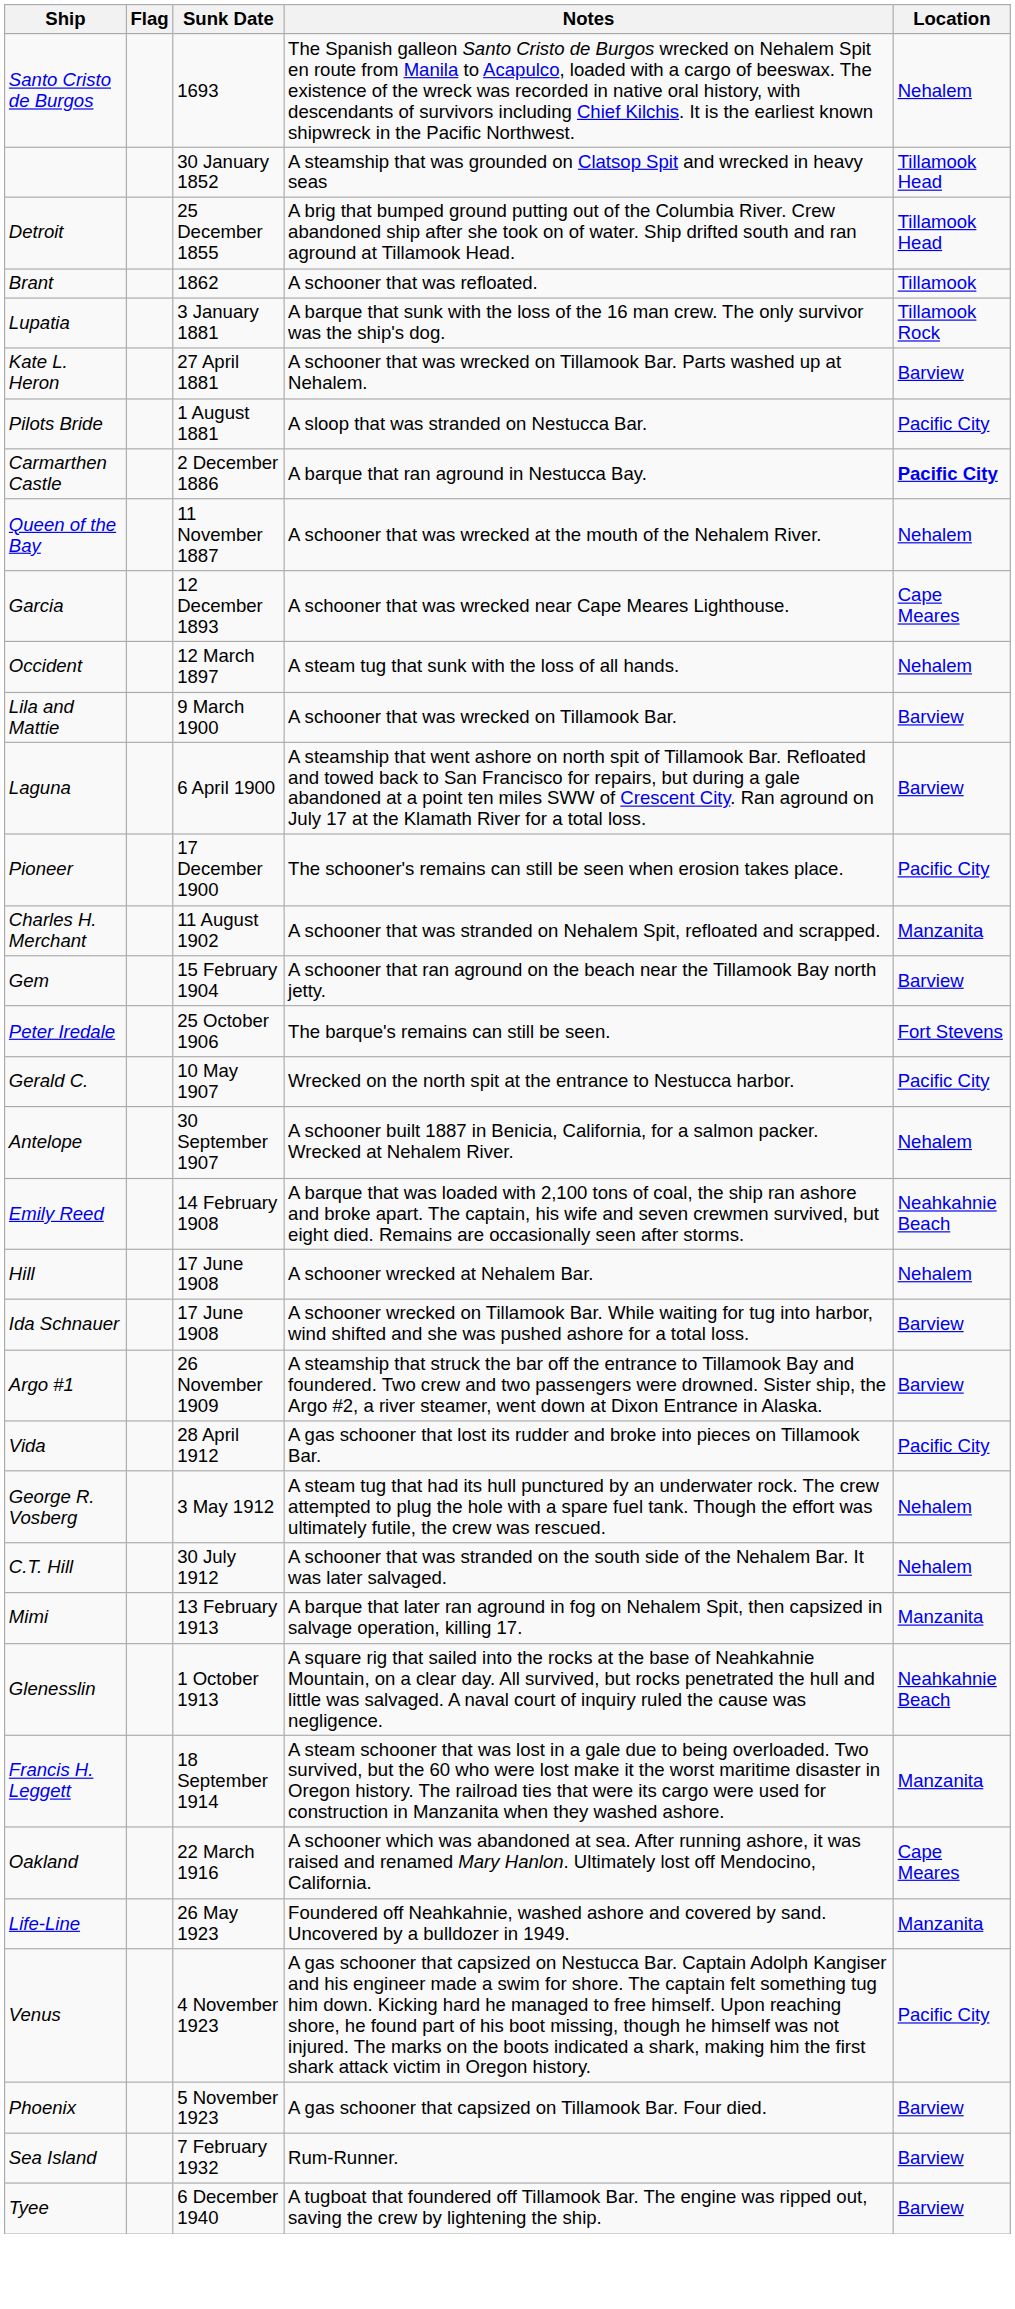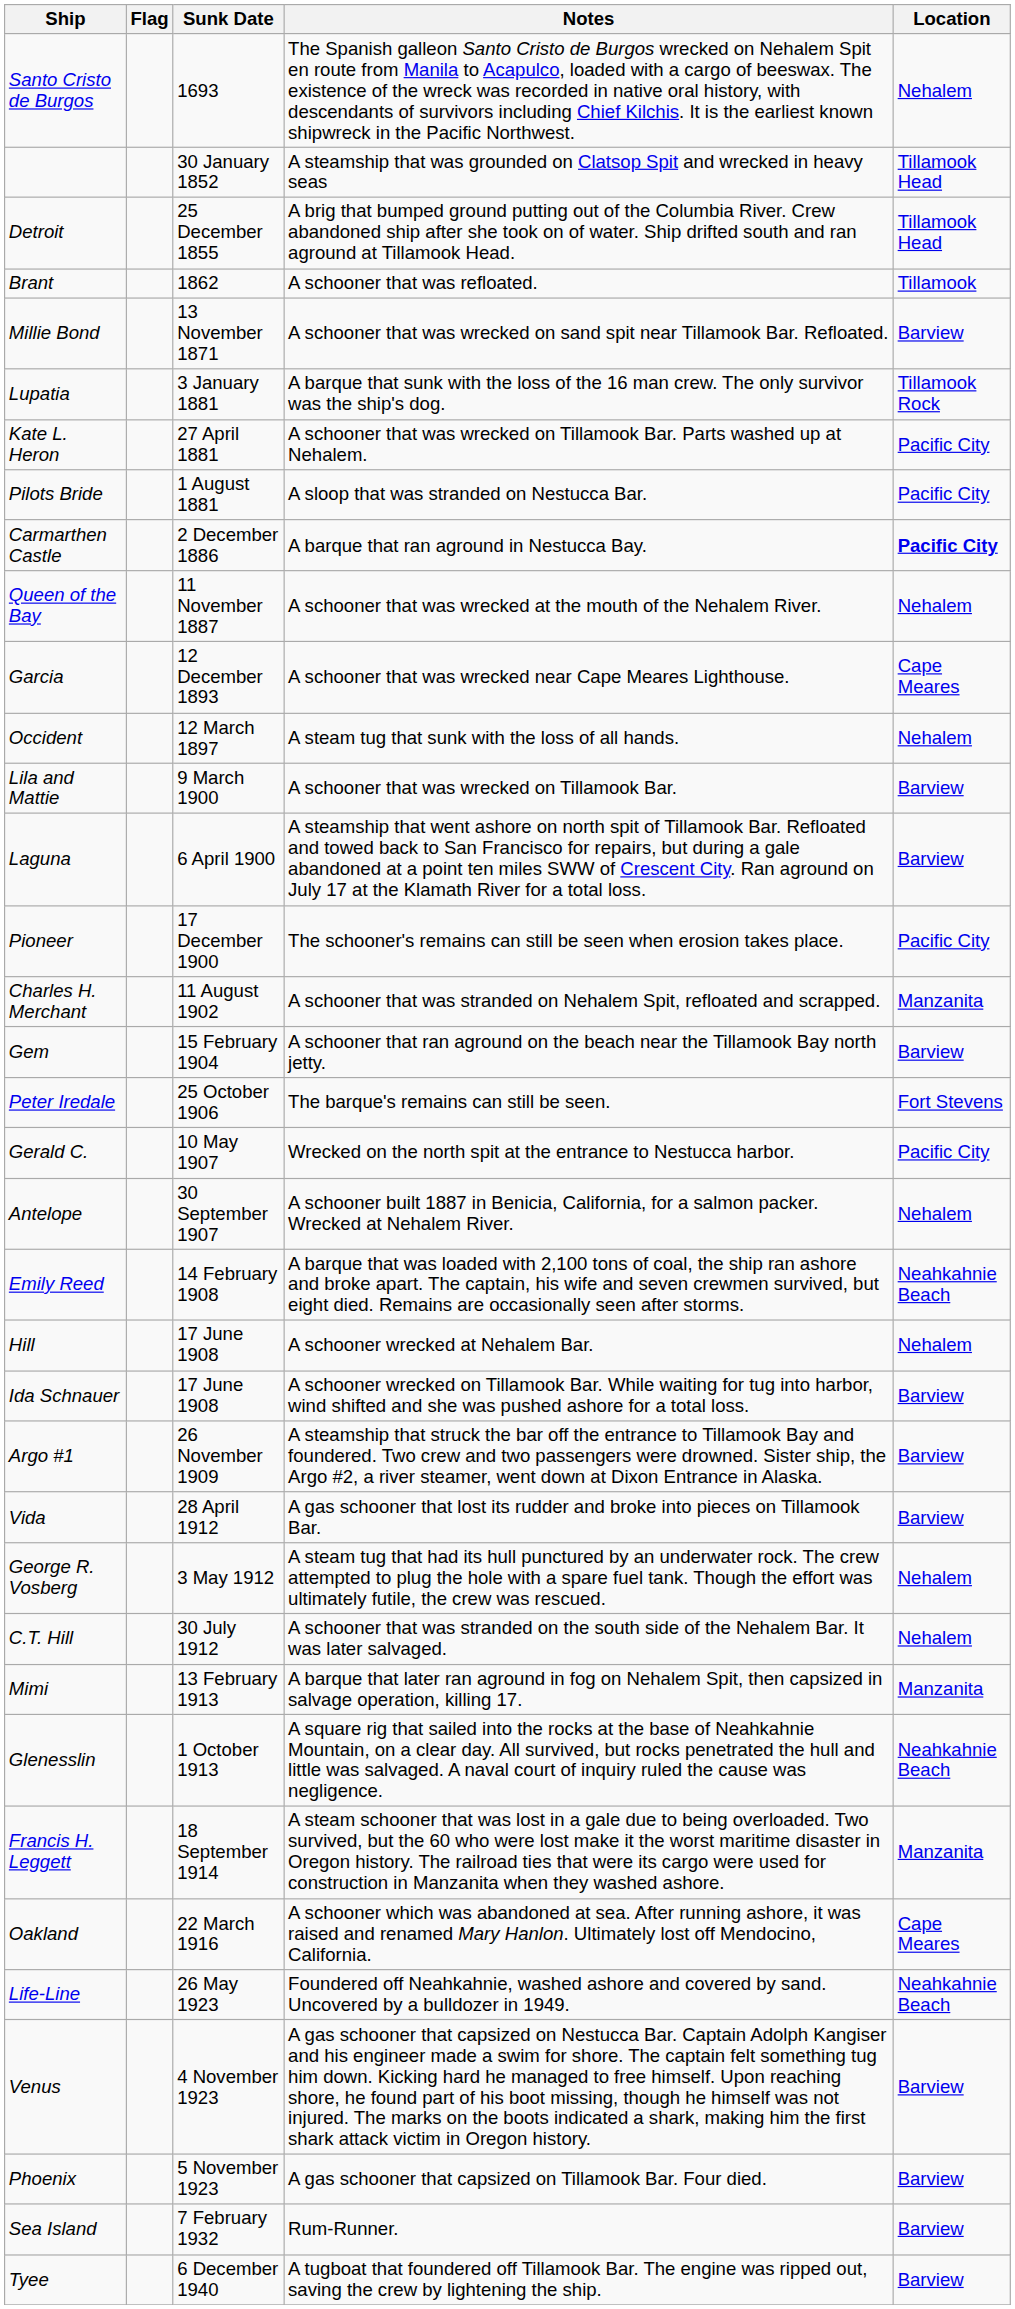+ row: (54, 333)
(931, 373) Barview -> (944, 444) Pacific City
(944, 1446) Pacific City -> (931, 1517) Barview
(940, 1923) Manzanita -> (947, 1994) Neahkahnie Beach
(944, 2015) Pacific City -> (931, 2086) Barview
